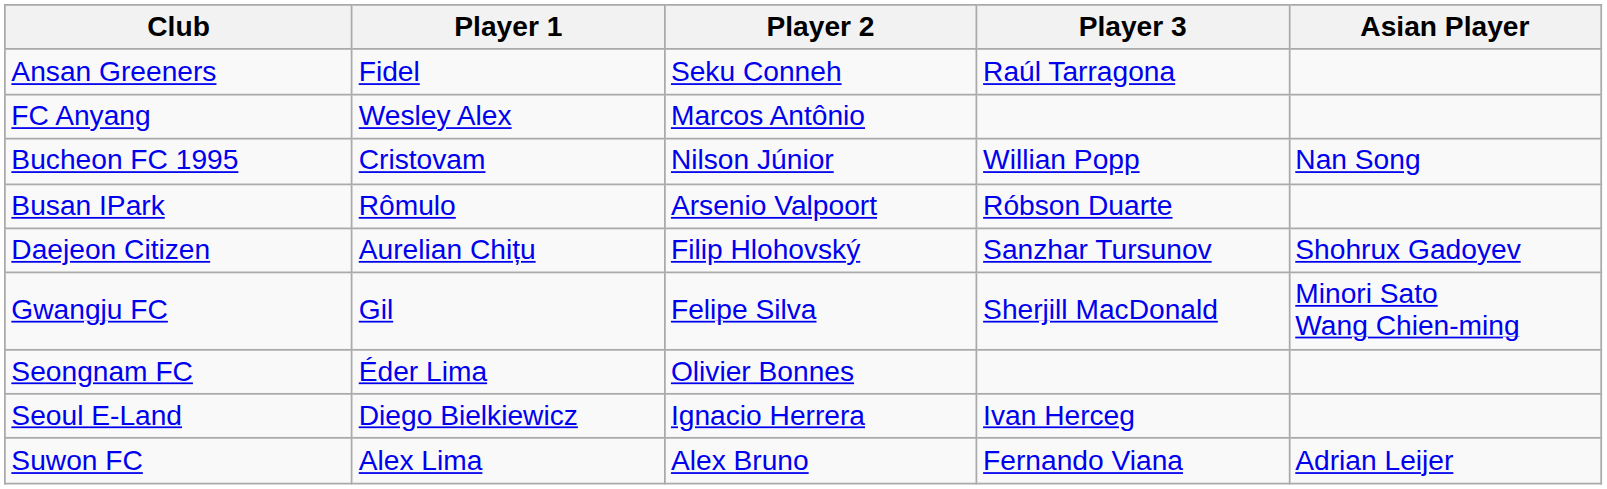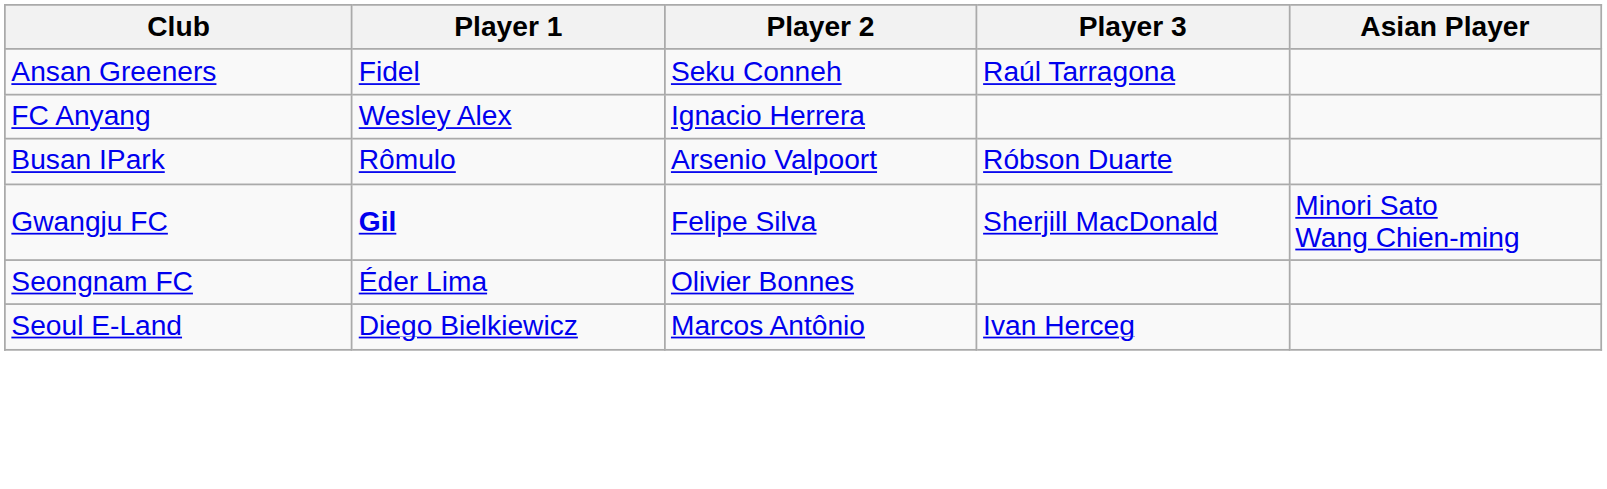(768, 116) Marcos Antônio -> (768, 116) Ignacio Herrera
- row: (125, 160)
- row: (111, 250)
(376, 310) normal -> (378, 221) bold
(768, 415) Ignacio Herrera -> (768, 326) Marcos Antônio
- row: (77, 460)
